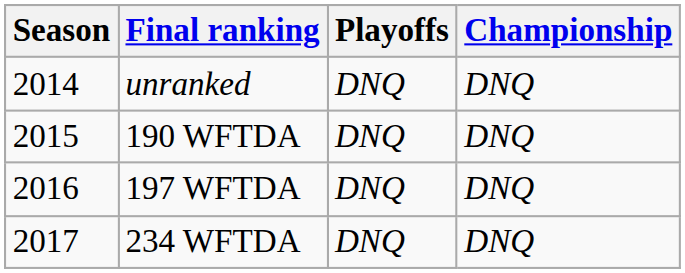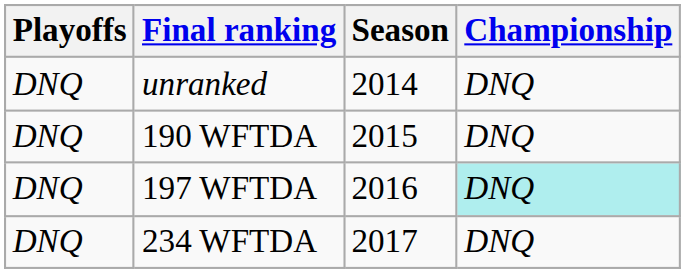columns swapped: (61, 30) <-> (392, 30)
(499, 188) no background -> (499, 188) paleturquoise background
